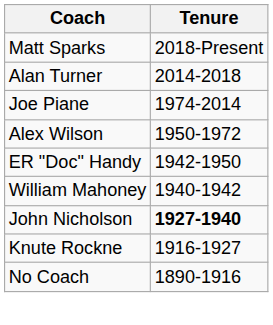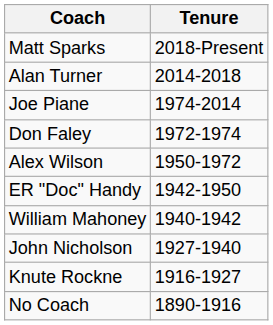+ row: (50, 133)
(198, 219) bold -> (198, 248) normal
